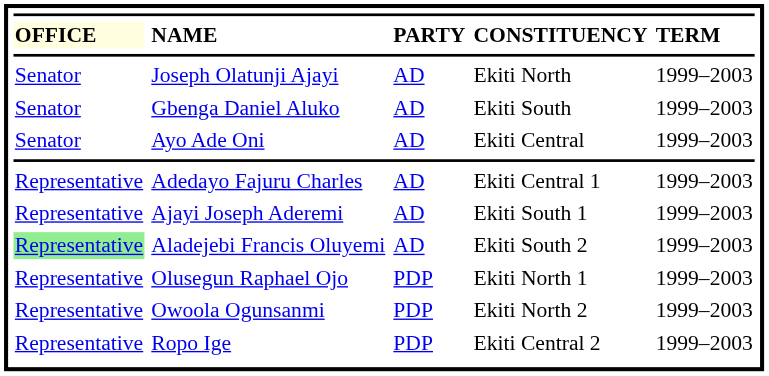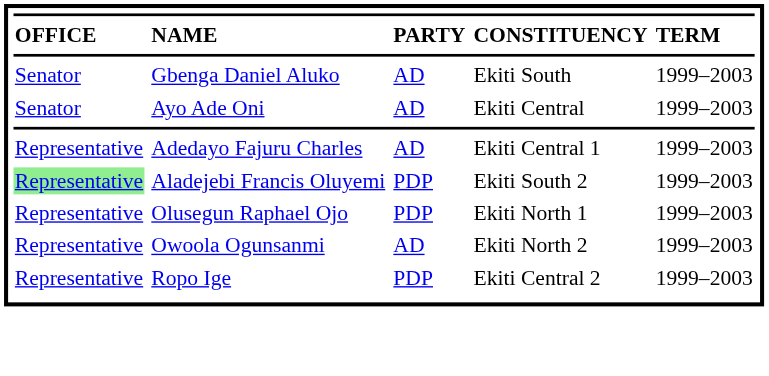(56, 34) lightyellow background -> (56, 34) no background
- row: (245, 75)
- row: (247, 213)
(409, 245) AD -> (413, 180) PDP
(413, 310) PDP -> (409, 245) AD
